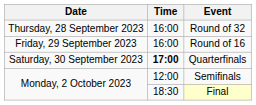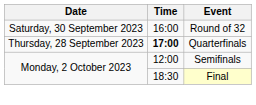(76, 28) Thursday, 28 September 2023 -> (76, 28) Saturday, 30 September 2023
- row: (218, 44)
(76, 60) Saturday, 30 September 2023 -> (76, 44) Thursday, 28 September 2023
